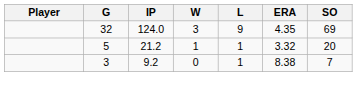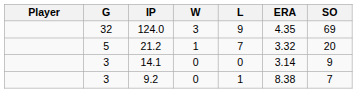(240, 46) 1 -> (240, 46) 7
+ row: (151, 63)
